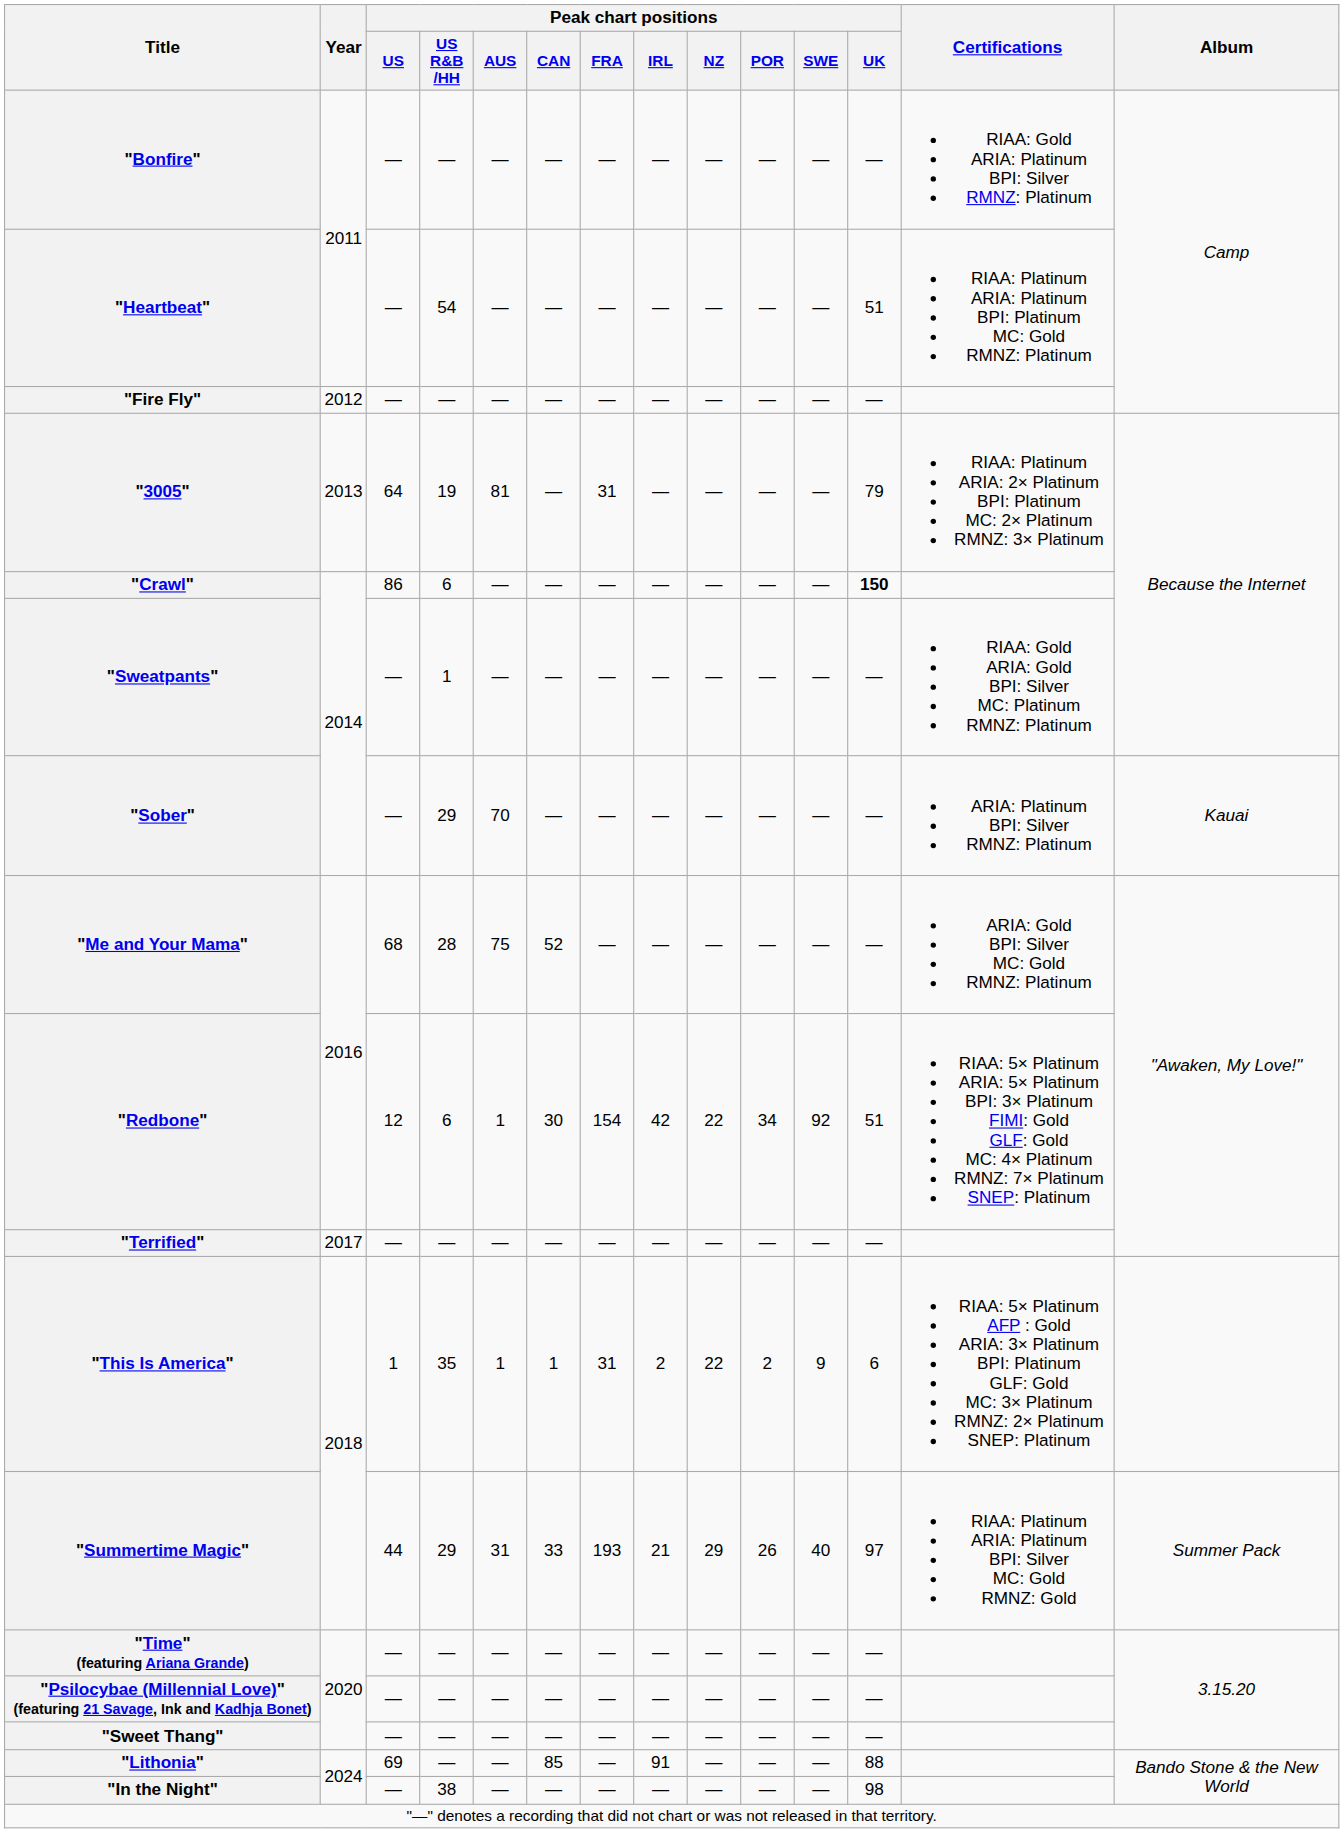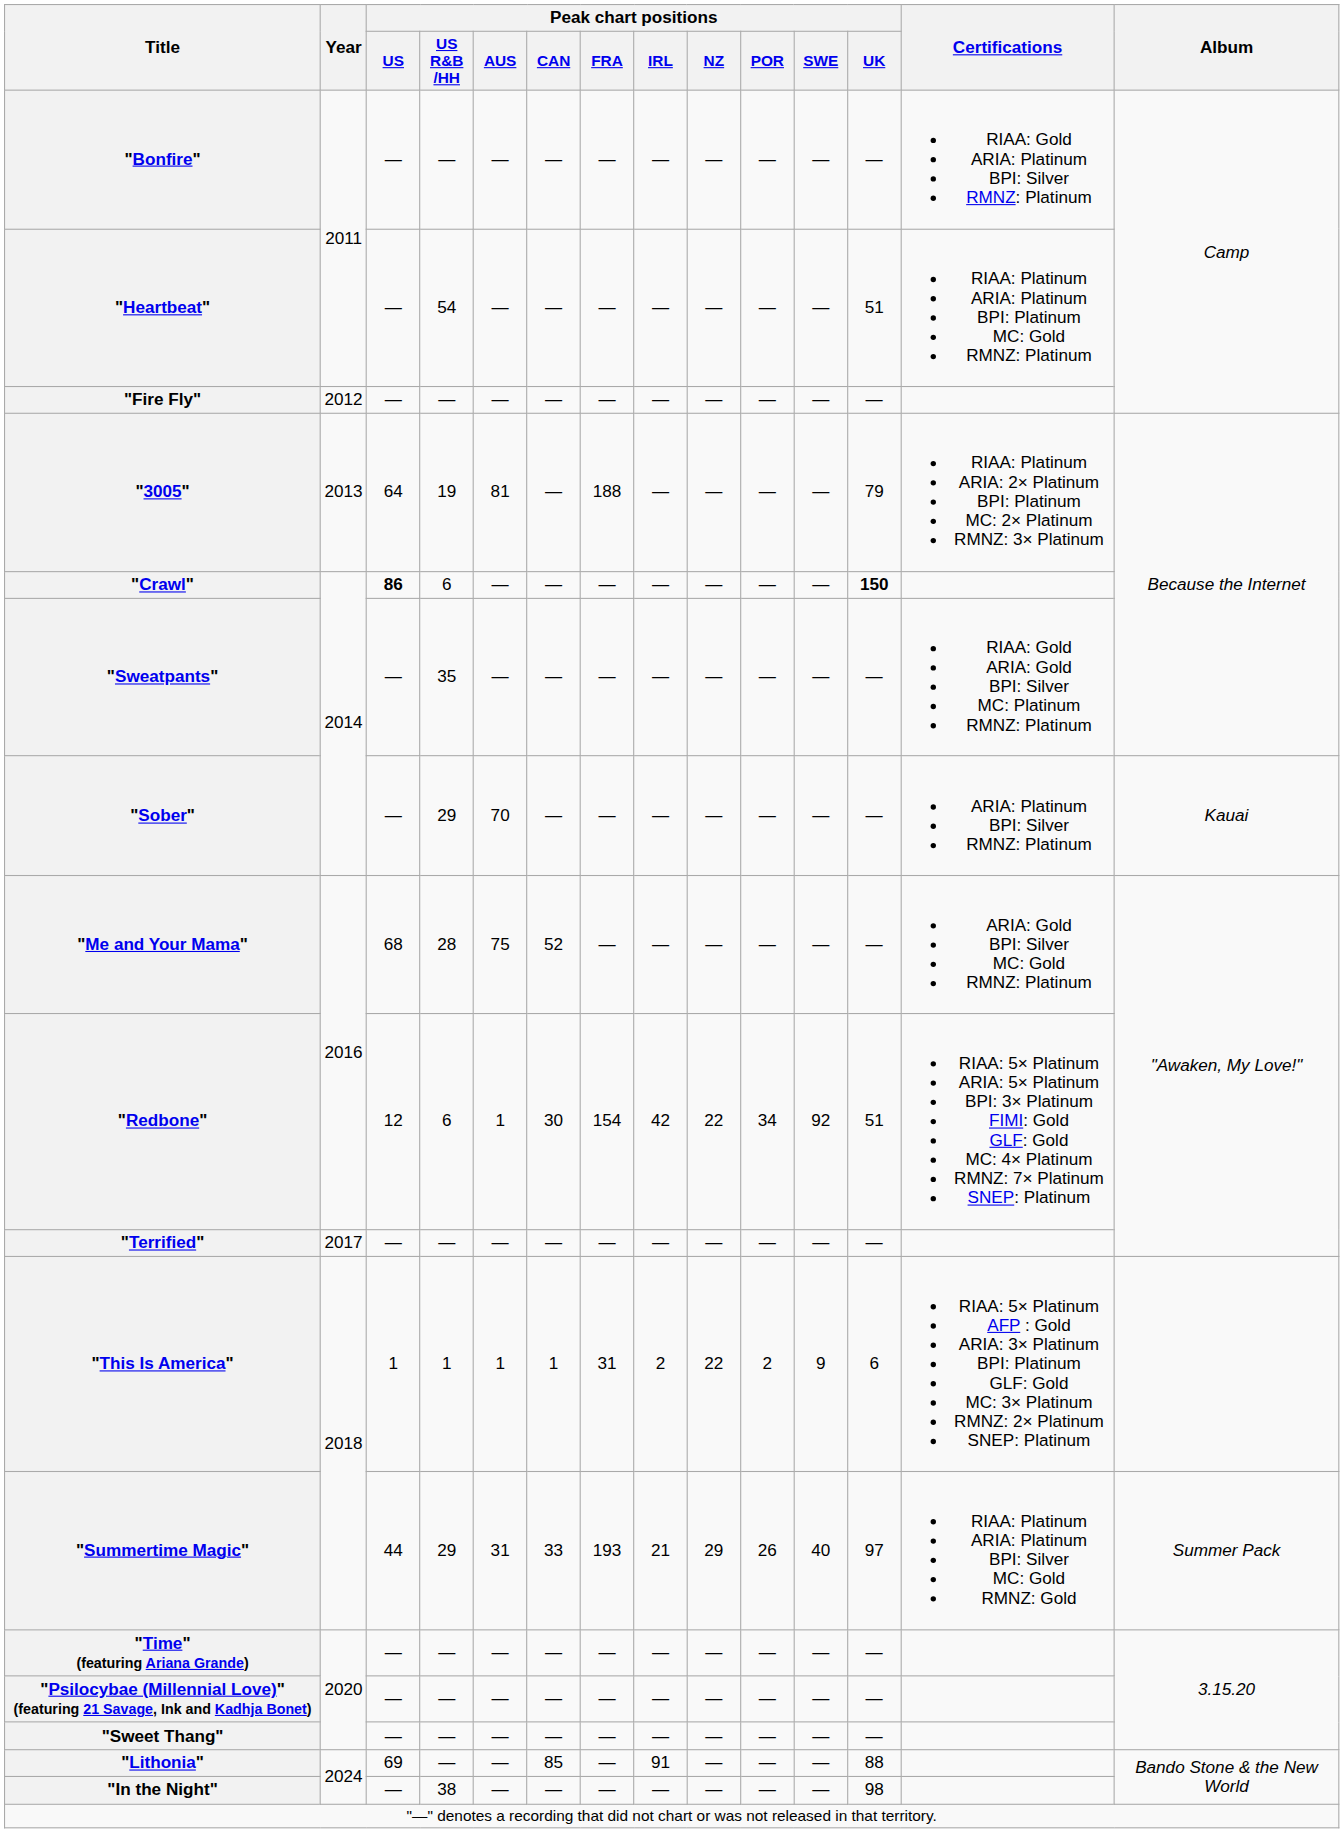(607, 492) 31 -> (607, 492) 188
(393, 584) normal -> (393, 584) bold
(447, 677) 1 -> (447, 677) 35
(447, 1364) 35 -> (447, 1364) 1
